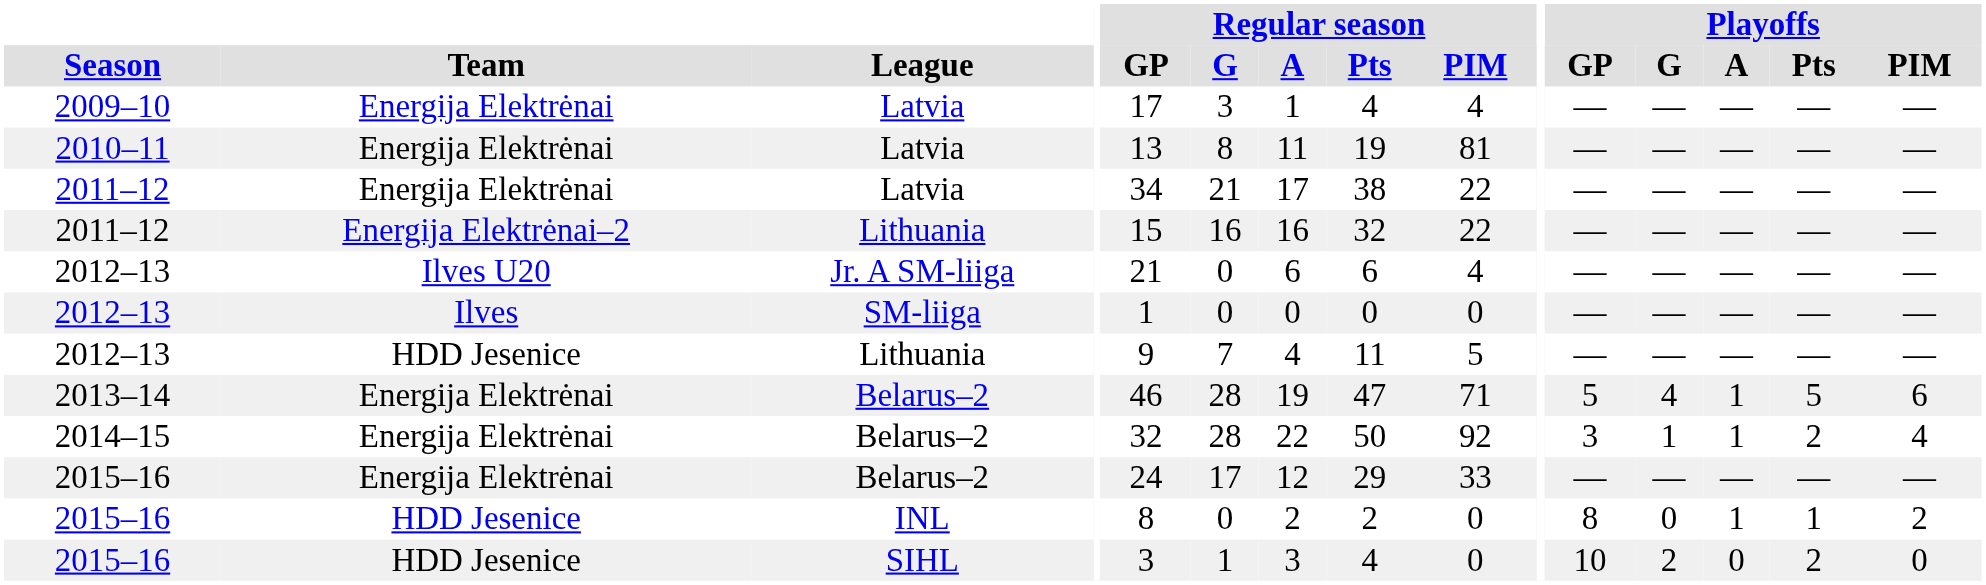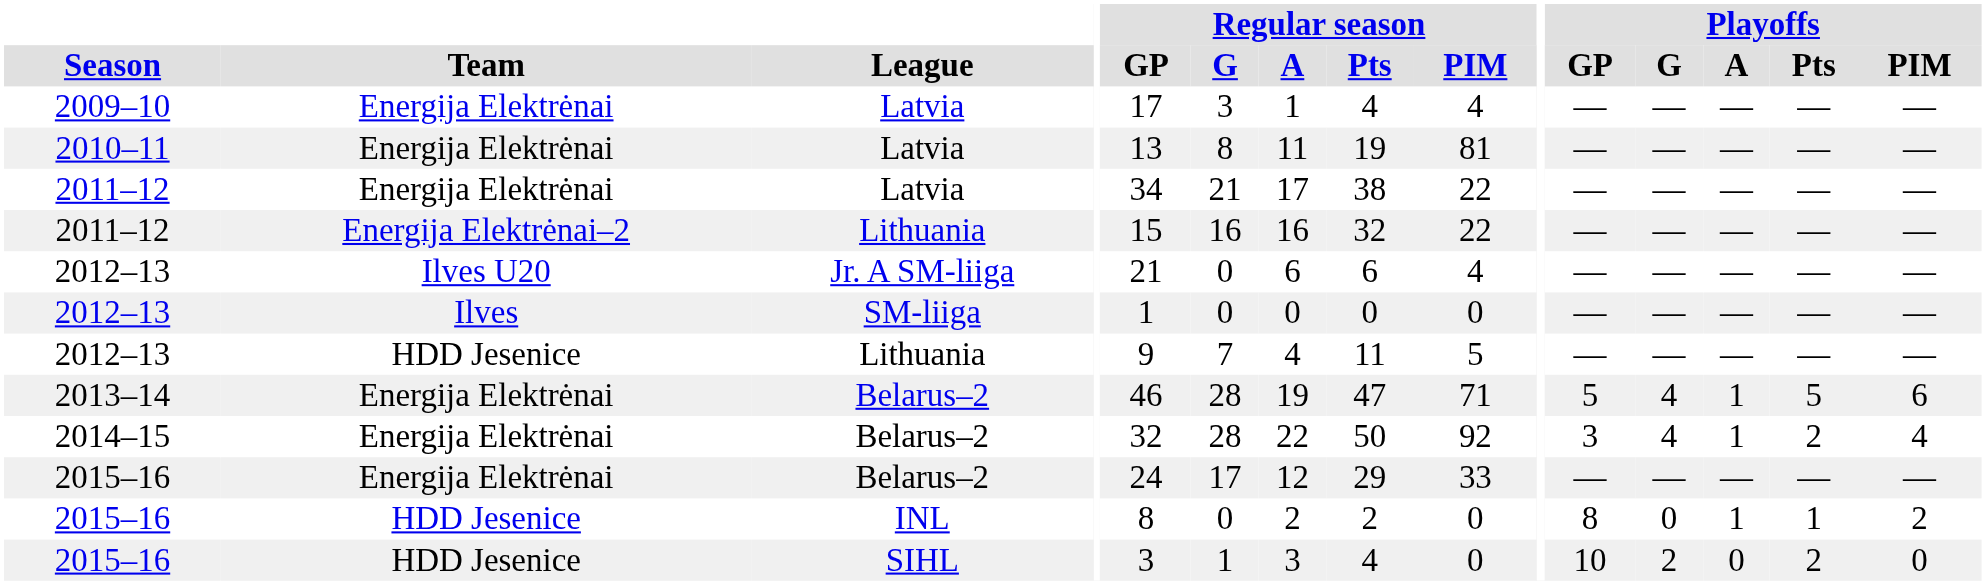(1669, 436) 1 -> (1669, 436) 4
